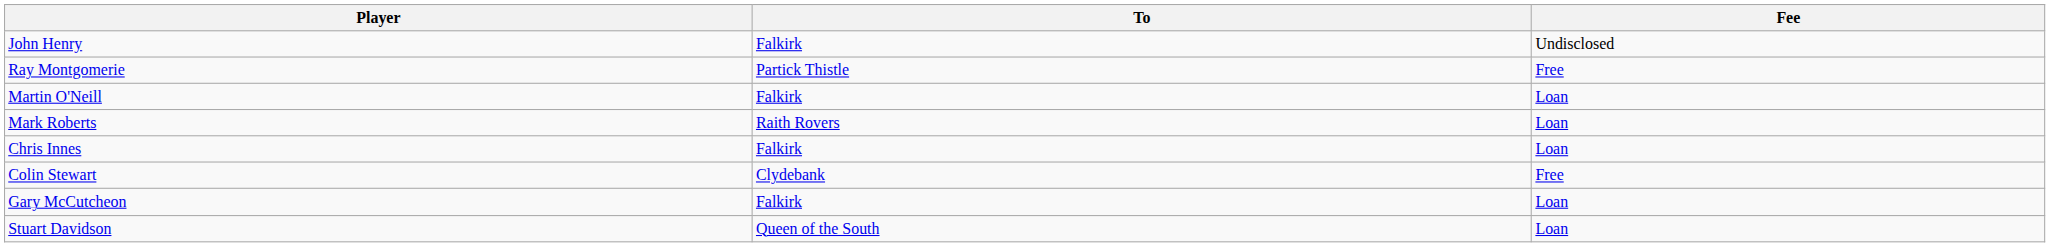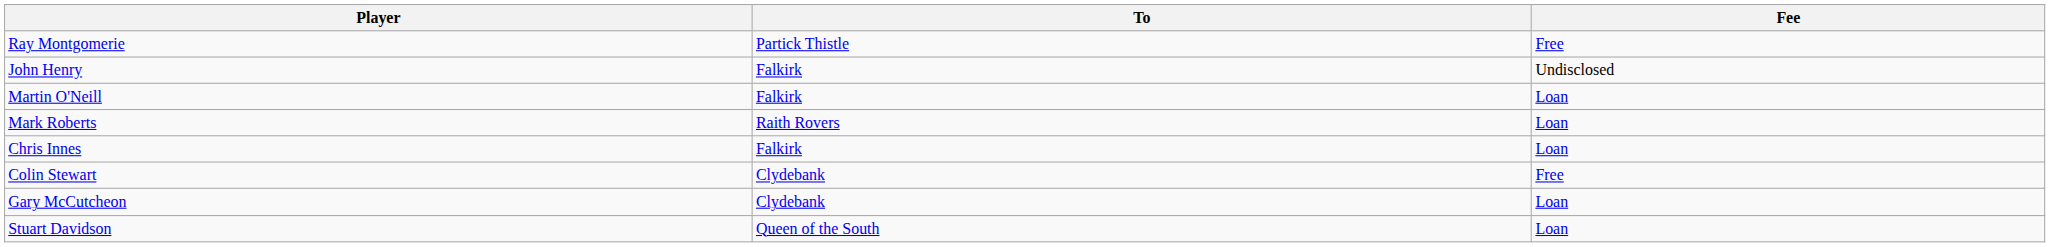rows swapped: (66, 70) <-> (45, 44)
(779, 202) Falkirk -> (790, 202) Clydebank
